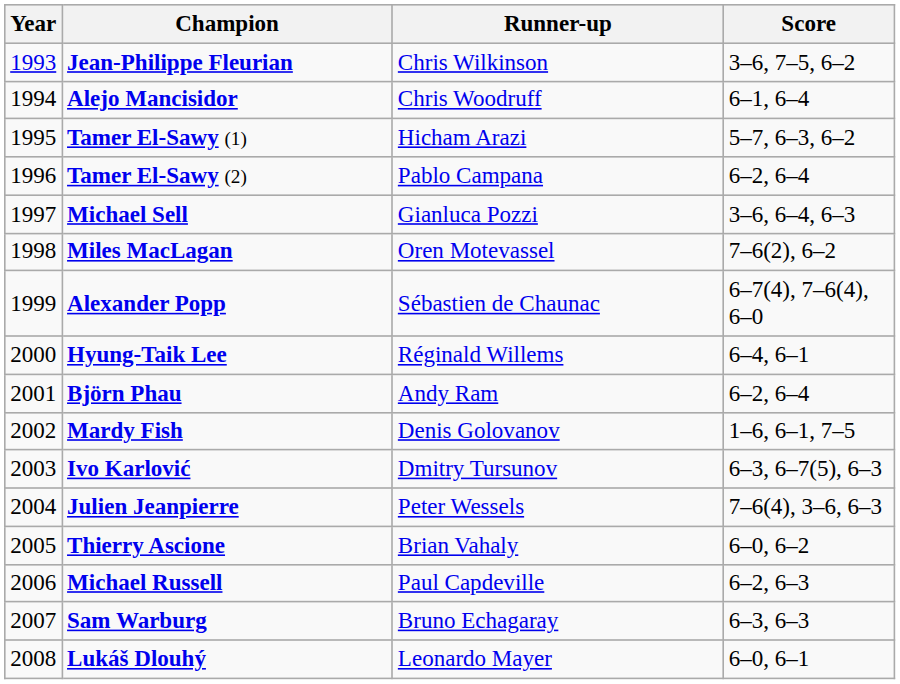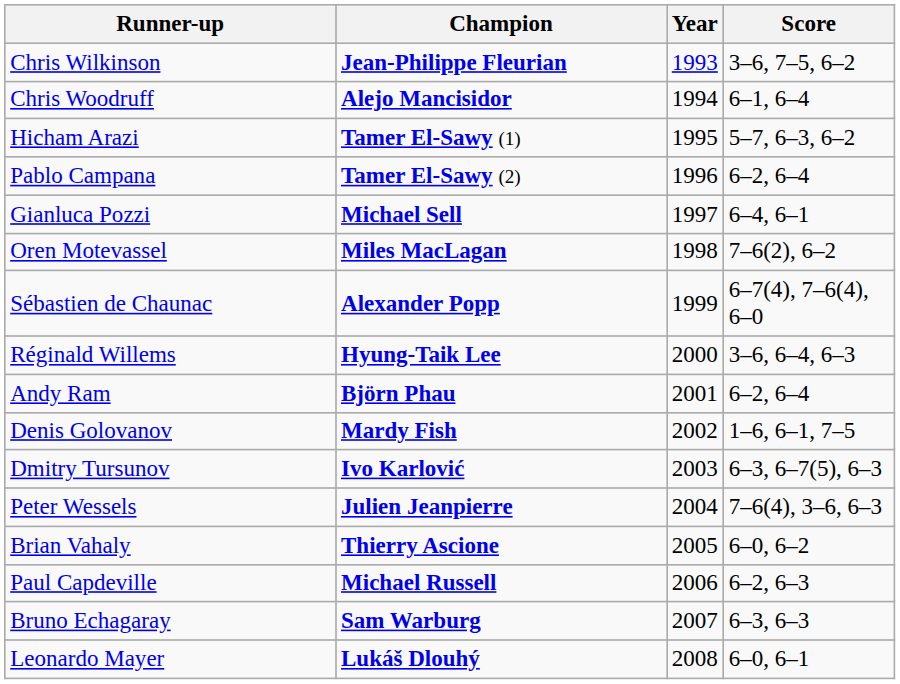columns swapped: (33, 23) <-> (558, 23)
(792, 213) 3–6, 6–4, 6–3 -> (769, 213) 6–4, 6–1
(769, 355) 6–4, 6–1 -> (792, 355) 3–6, 6–4, 6–3
